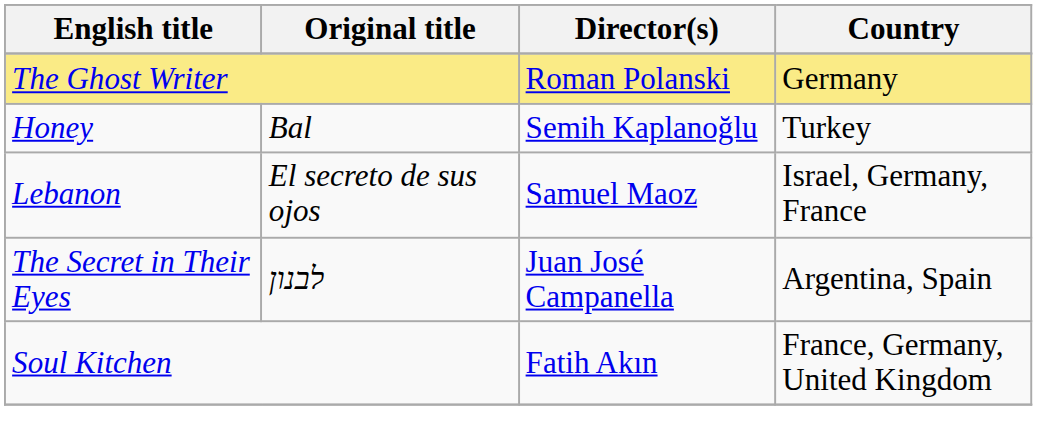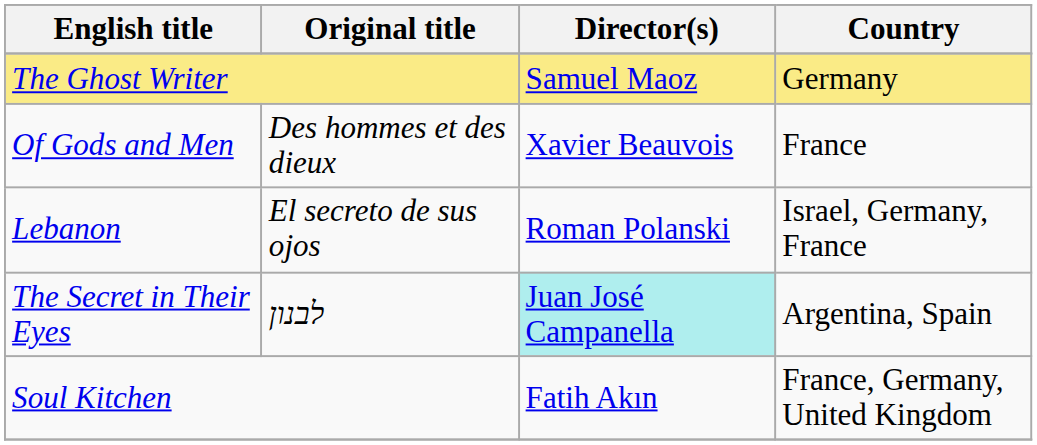(628, 78) Roman Polanski -> (611, 78) Samuel Maoz
- row: (53, 127)
+ row: (123, 145)
(611, 194) Samuel Maoz -> (628, 229) Roman Polanski
(600, 278) no background -> (600, 313) paleturquoise background
